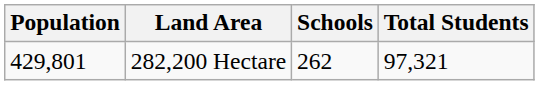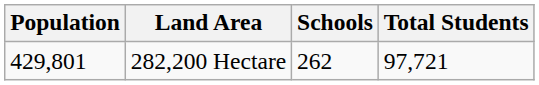(416, 60) 97,321 -> (416, 60) 97,721
